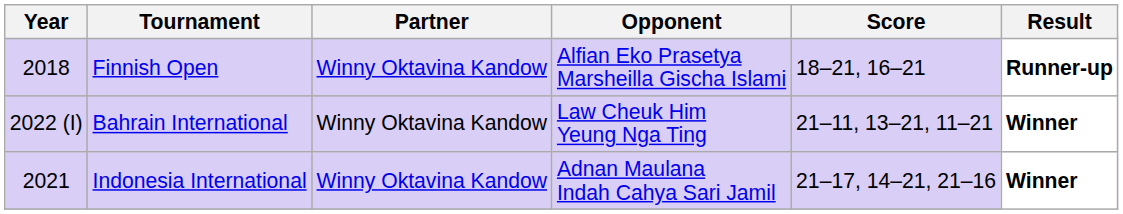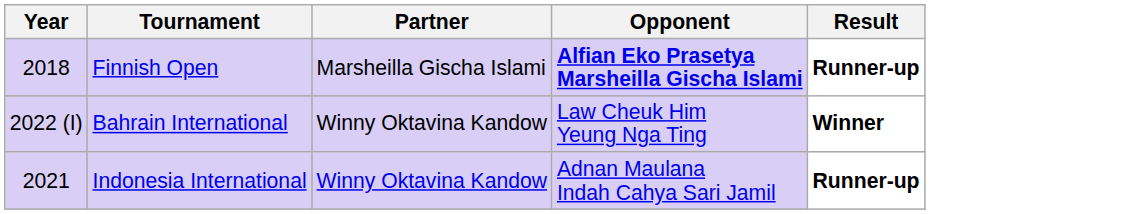- column: (896, 22)
(432, 67) Winny Oktavina Kandow -> (431, 67) Marsheilla Gischa Islami
(672, 67) normal -> (680, 67) bold
(1042, 181) Winner -> (866, 181) Runner-up
